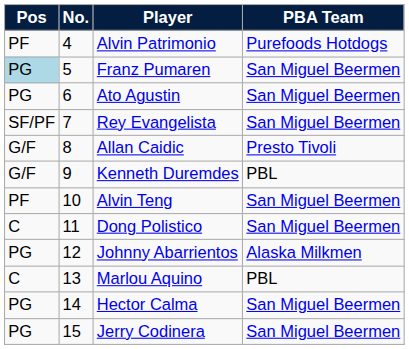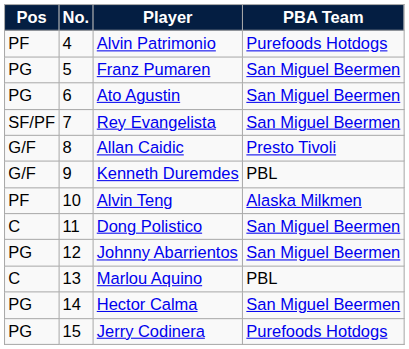(20, 69) lightblue background -> (20, 69) no background
(323, 200) San Miguel Beermen -> (304, 200) Alaska Milkmen
(304, 252) Alaska Milkmen -> (323, 252) San Miguel Beermen
(323, 331) San Miguel Beermen -> (317, 331) Purefoods Hotdogs
